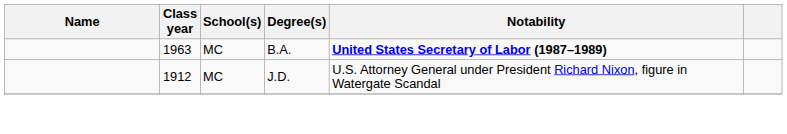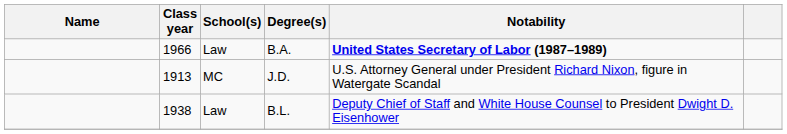(177, 49) 1963 -> (177, 49) 1966
(213, 49) MC -> (215, 49) Law
(177, 76) 1912 -> (177, 76) 1913
+ row: (279, 111)
